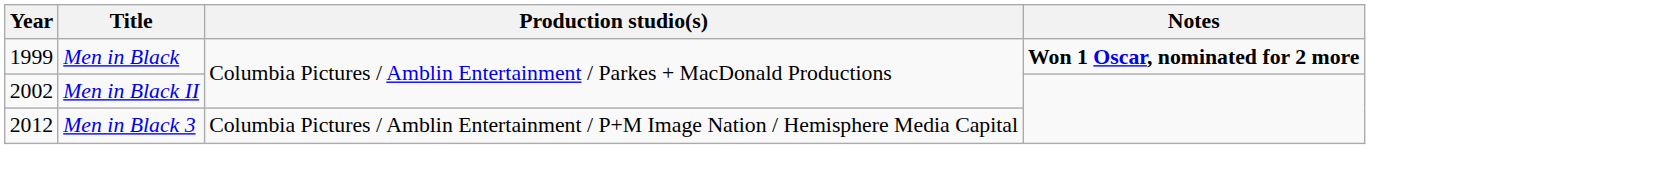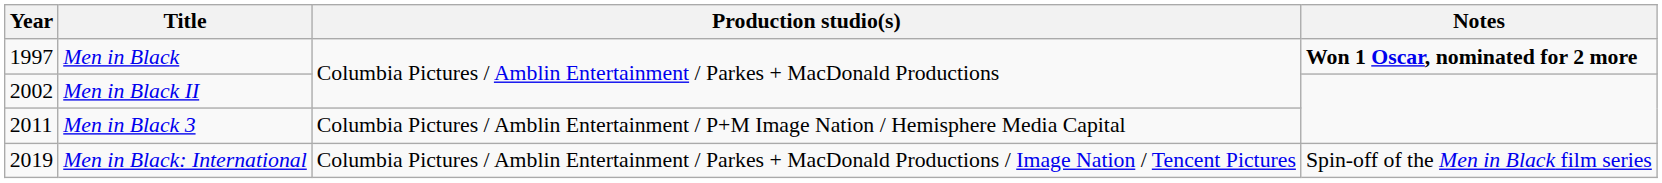(31, 56) 1999 -> (31, 56) 1997
(31, 125) 2012 -> (31, 125) 2011
+ row: (185, 159)
